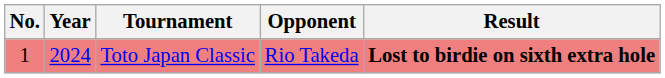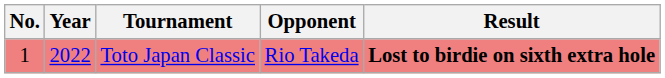(70, 55) 2024 -> (70, 55) 2022
